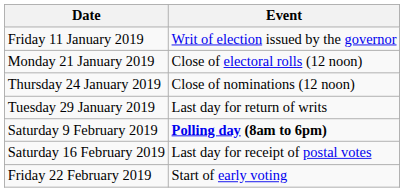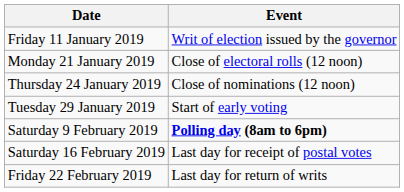(249, 107) Last day for return of writs -> (229, 107) Start of early voting
(229, 175) Start of early voting -> (249, 175) Last day for return of writs
